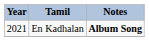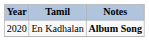(17, 28) 2021 -> (17, 28) 2020
